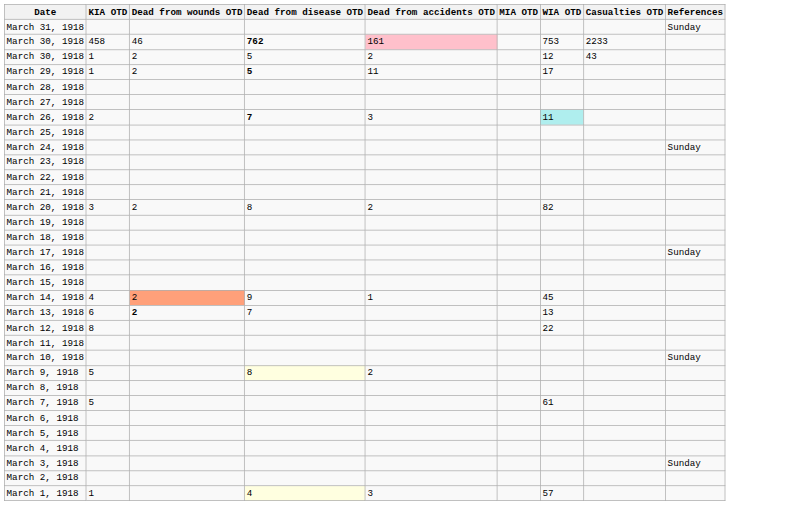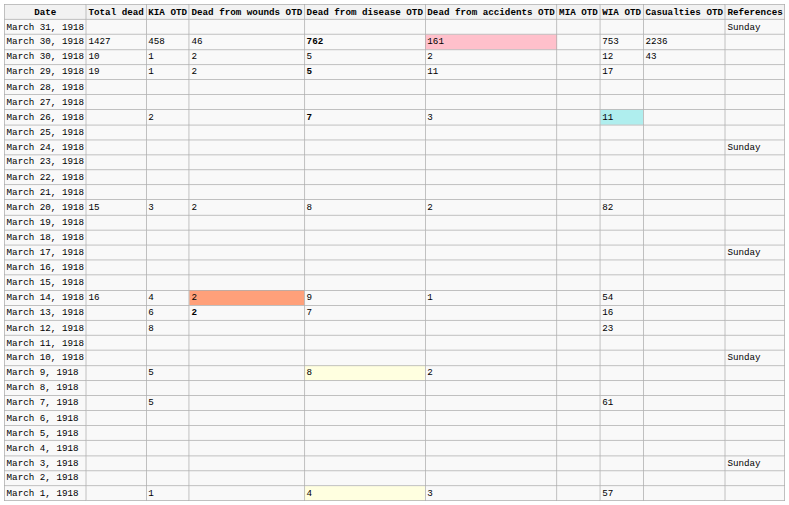+ column: (116, 12)
(597, 42) 2233 -> (657, 42) 2236
(548, 298) 45 -> (608, 298) 54
(548, 313) 13 -> (608, 313) 16
(548, 328) 22 -> (608, 328) 23
